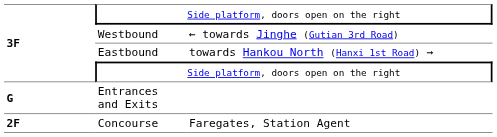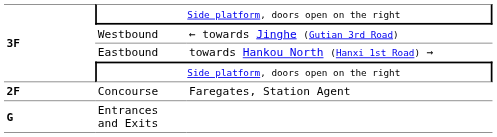rows swapped: (128, 123) <-> (128, 98)
